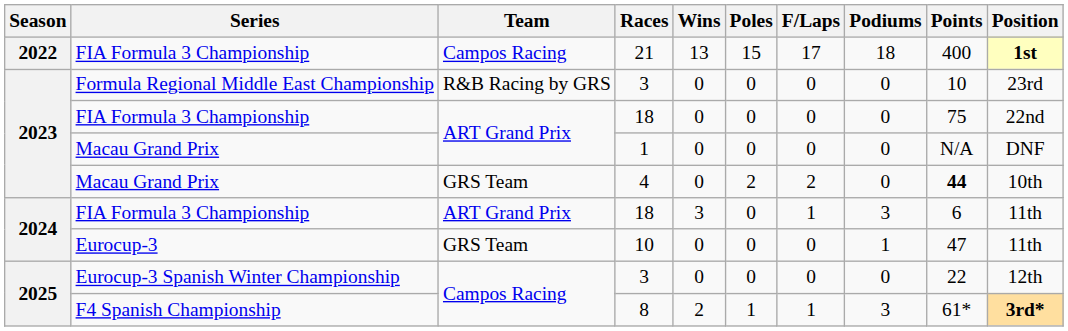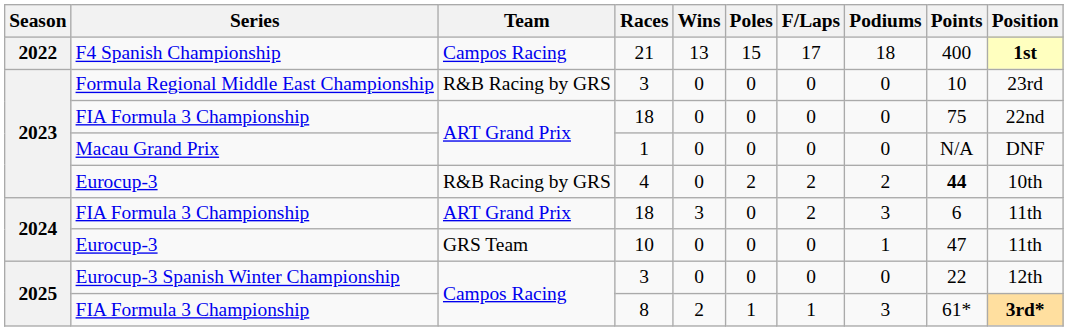(192, 52) FIA Formula 3 Championship -> (178, 52) F4 Spanish Championship
(147, 181) Macau Grand Prix -> (117, 181) Eurocup-3
(486, 181) GRS Team -> (527, 181) R&B Racing by GRS
(885, 181) 0 -> (885, 181) 2
(811, 213) 1 -> (811, 213) 2
(178, 309) F4 Spanish Championship -> (192, 309) FIA Formula 3 Championship
